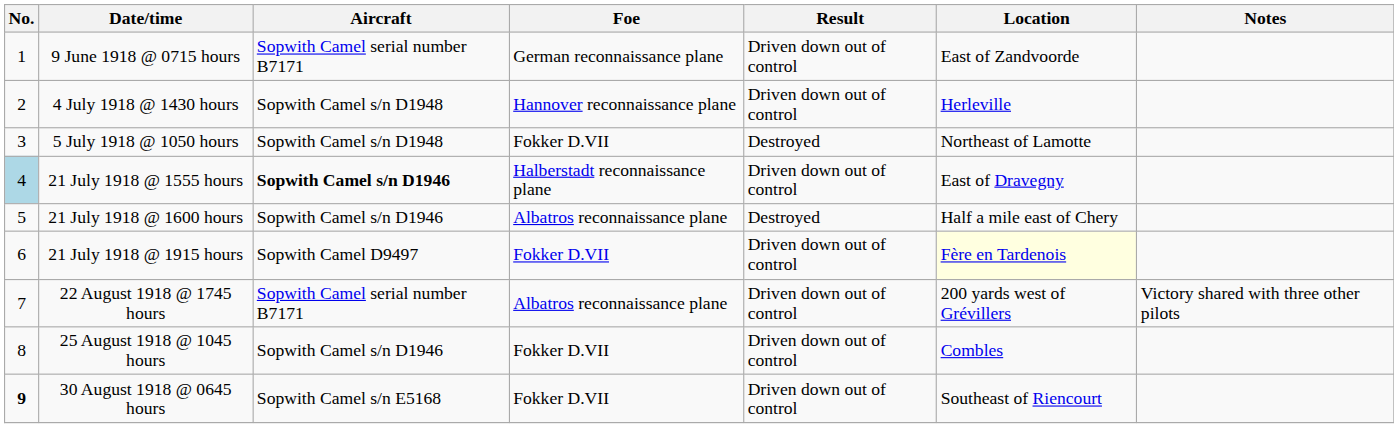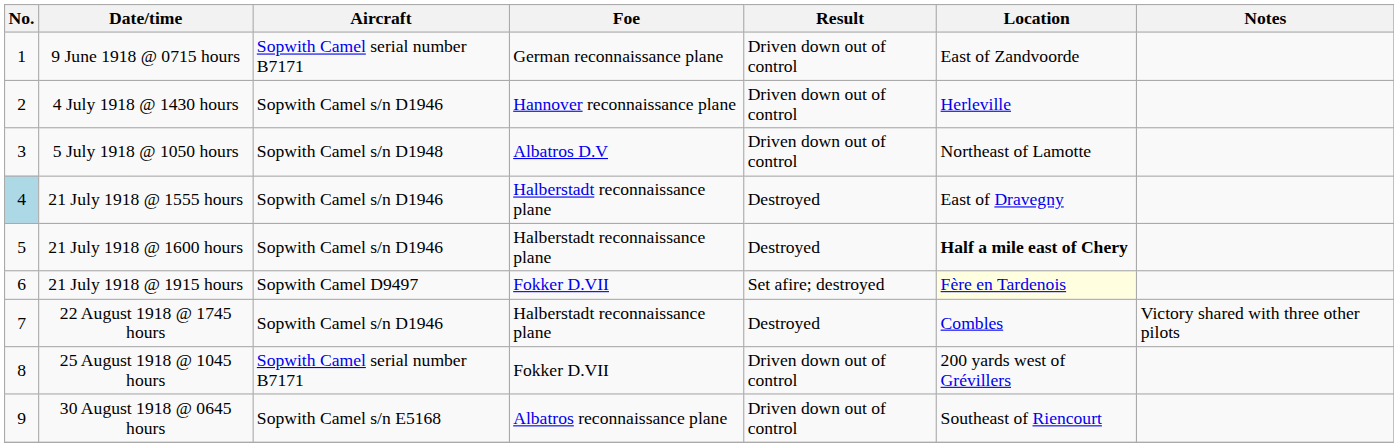(350, 103) Sopwith Camel s/n D1948 -> (350, 103) Sopwith Camel s/n D1946
(561, 141) Fokker D.VII -> (561, 151) Albatros D.V
(784, 141) Destroyed -> (817, 151) Driven down out of control
(353, 179) bold -> (350, 199) normal
(817, 179) Driven down out of control -> (784, 199) Destroyed
(620, 217) Albatros reconnaissance plane -> (609, 247) Halberstadt reconnaissance plane
(1029, 217) normal -> (1034, 247) bold
(817, 255) Driven down out of control -> (816, 284) Set afire; destroyed
(362, 302) Sopwith Camel serial number B7171 -> (350, 322) Sopwith Camel s/n D1946
(620, 302) Albatros reconnaissance plane -> (609, 322) Halberstadt reconnaissance plane
(817, 302) Driven down out of control -> (784, 322) Destroyed
(1003, 302) 200 yards west of Grévillers -> (972, 322) Combles
(350, 350) Sopwith Camel s/n D1946 -> (362, 370) Sopwith Camel serial number B7171
(972, 350) Combles -> (1003, 370) 200 yards west of Grévillers
(22, 398) bold -> (22, 418) normal
(561, 398) Fokker D.VII -> (620, 418) Albatros reconnaissance plane
